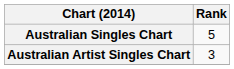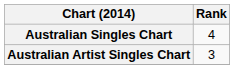(211, 34) 5 -> (211, 34) 4
